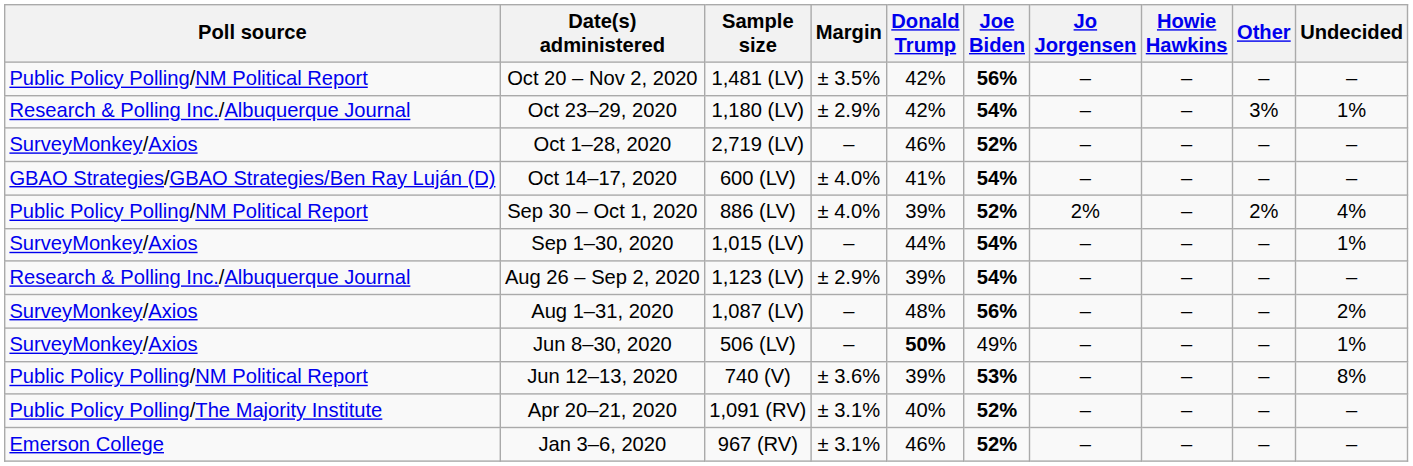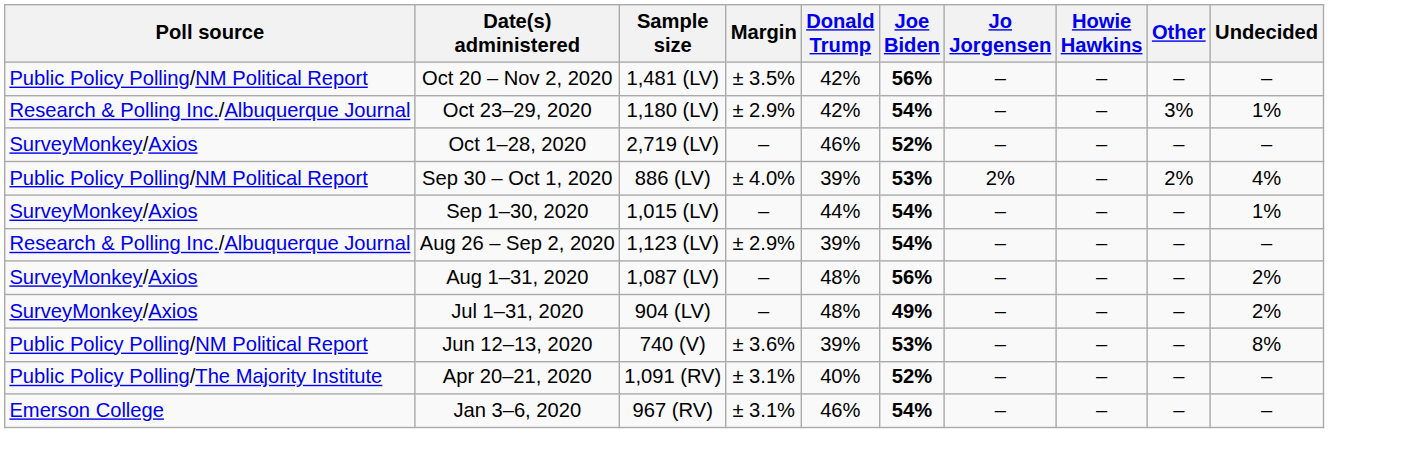- row: (602, 178)
(997, 211) 52% -> (912, 178) 53%
+ row: (517, 311)
- row: (602, 344)
(997, 444) 52% -> (912, 411) 54%
